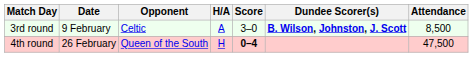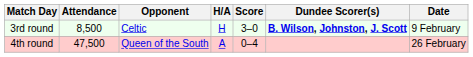columns swapped: (89, 12) <-> (438, 12)
(221, 28) A -> (222, 28) H
(221, 44) H -> (222, 44) A
(249, 44) bold -> (249, 44) normal
